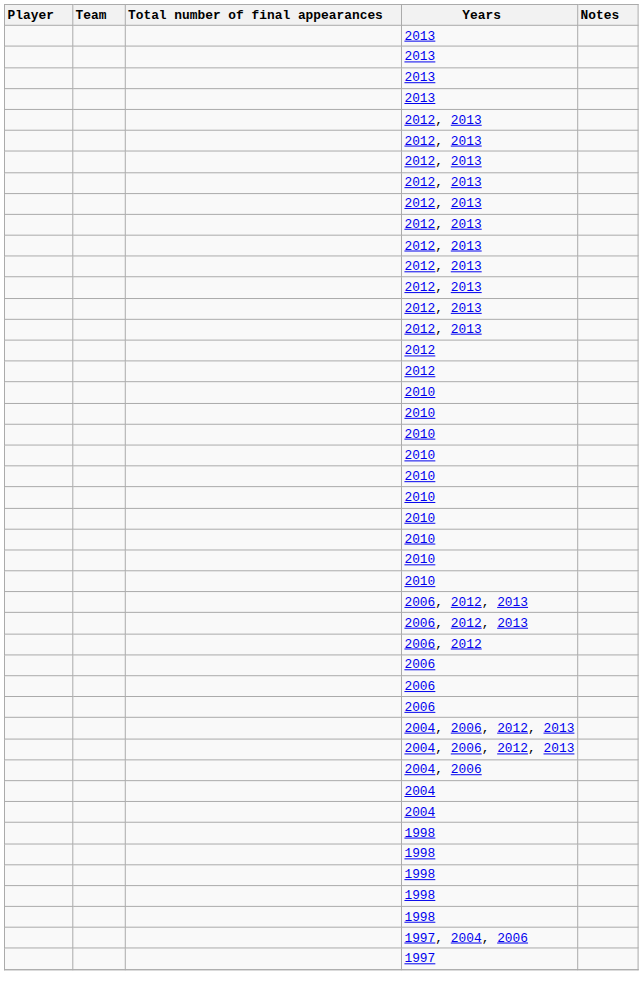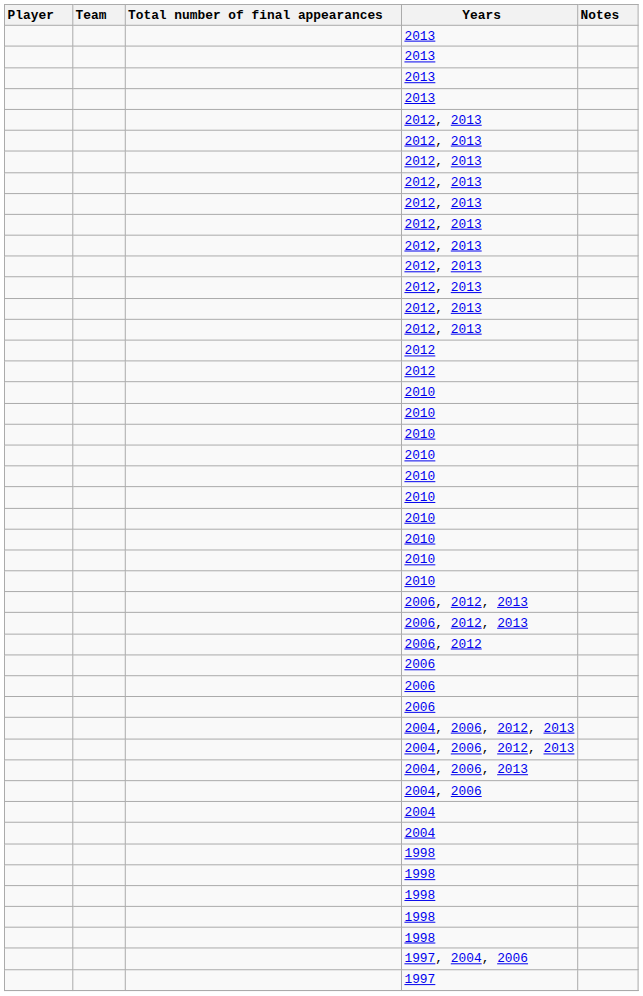+ row: (38, 770)
